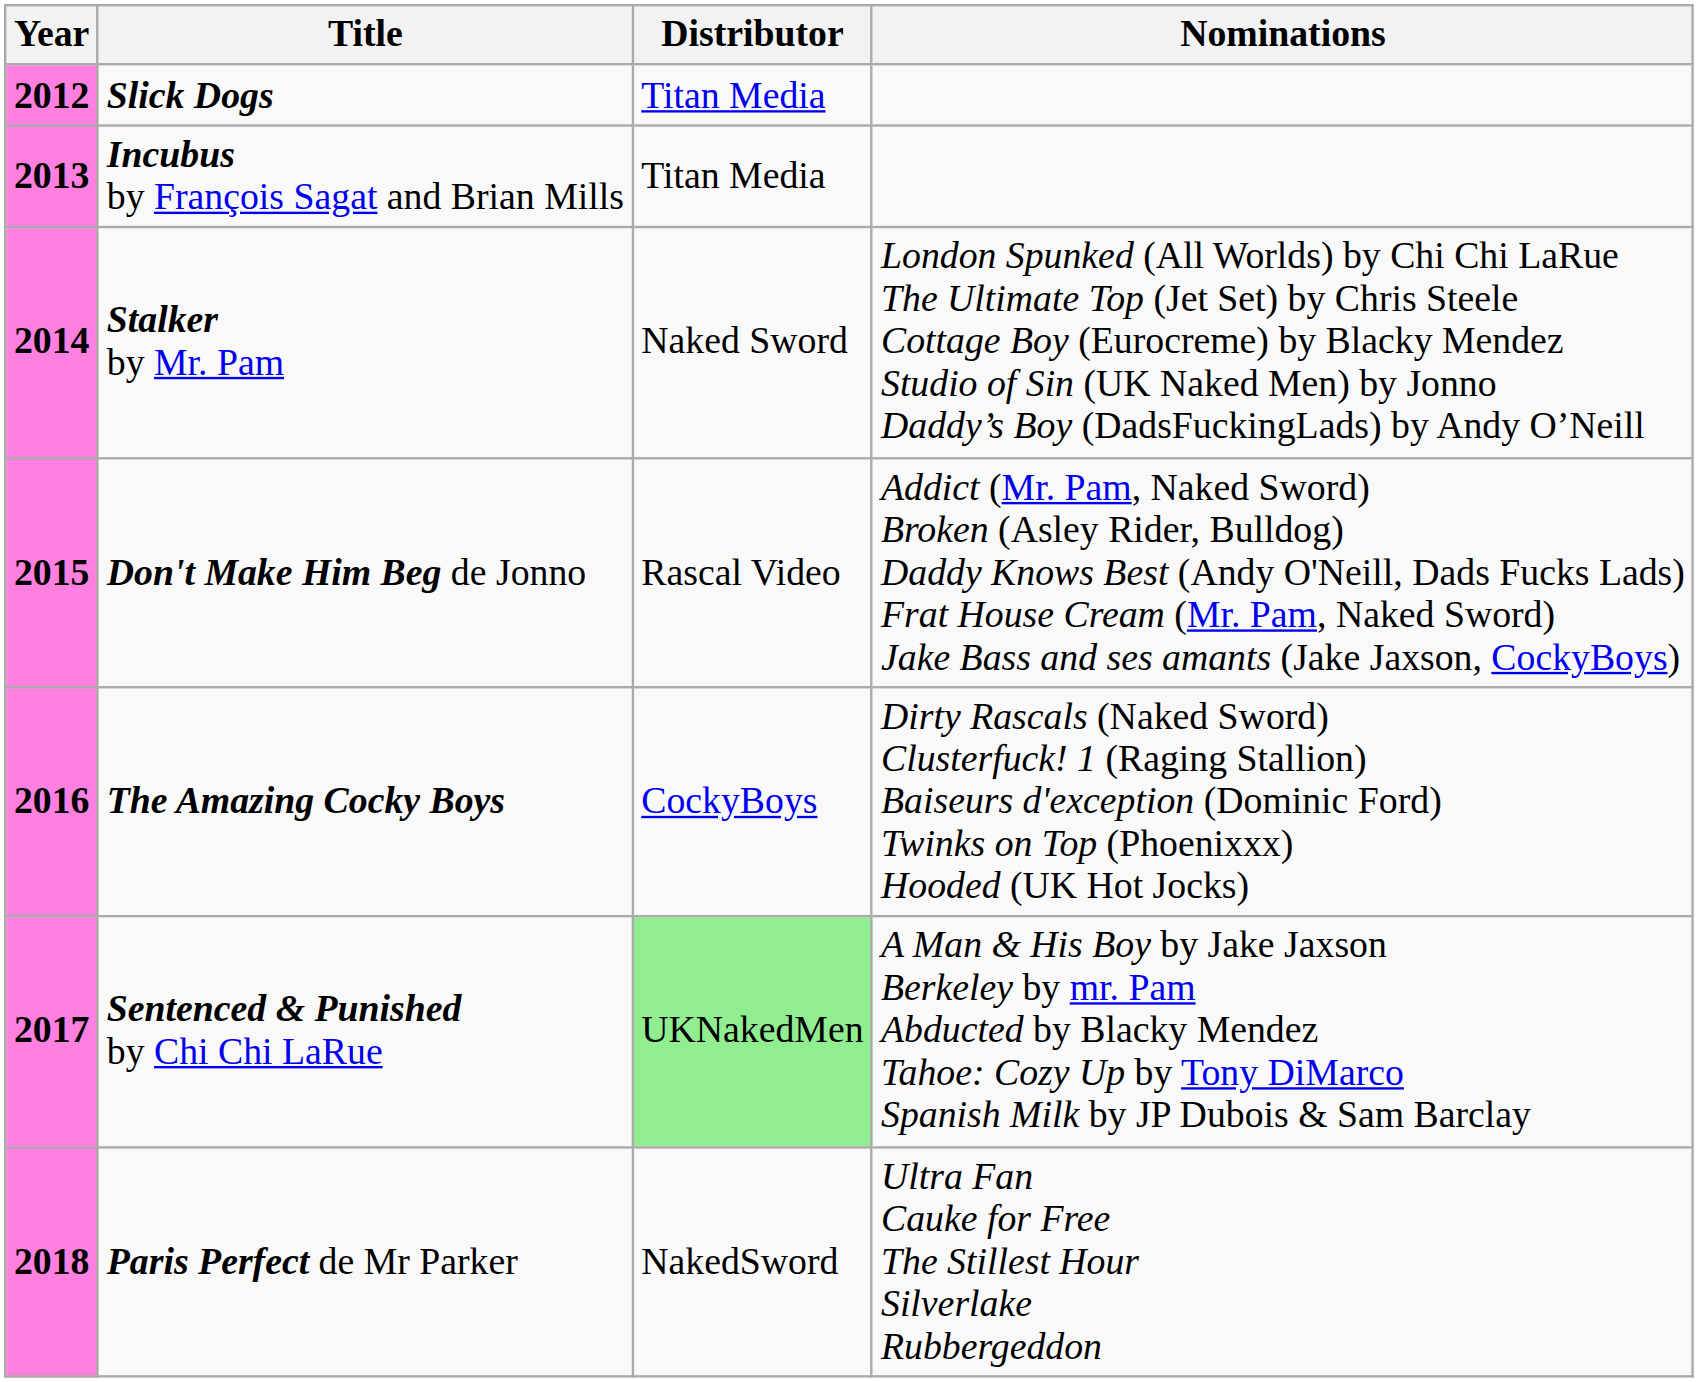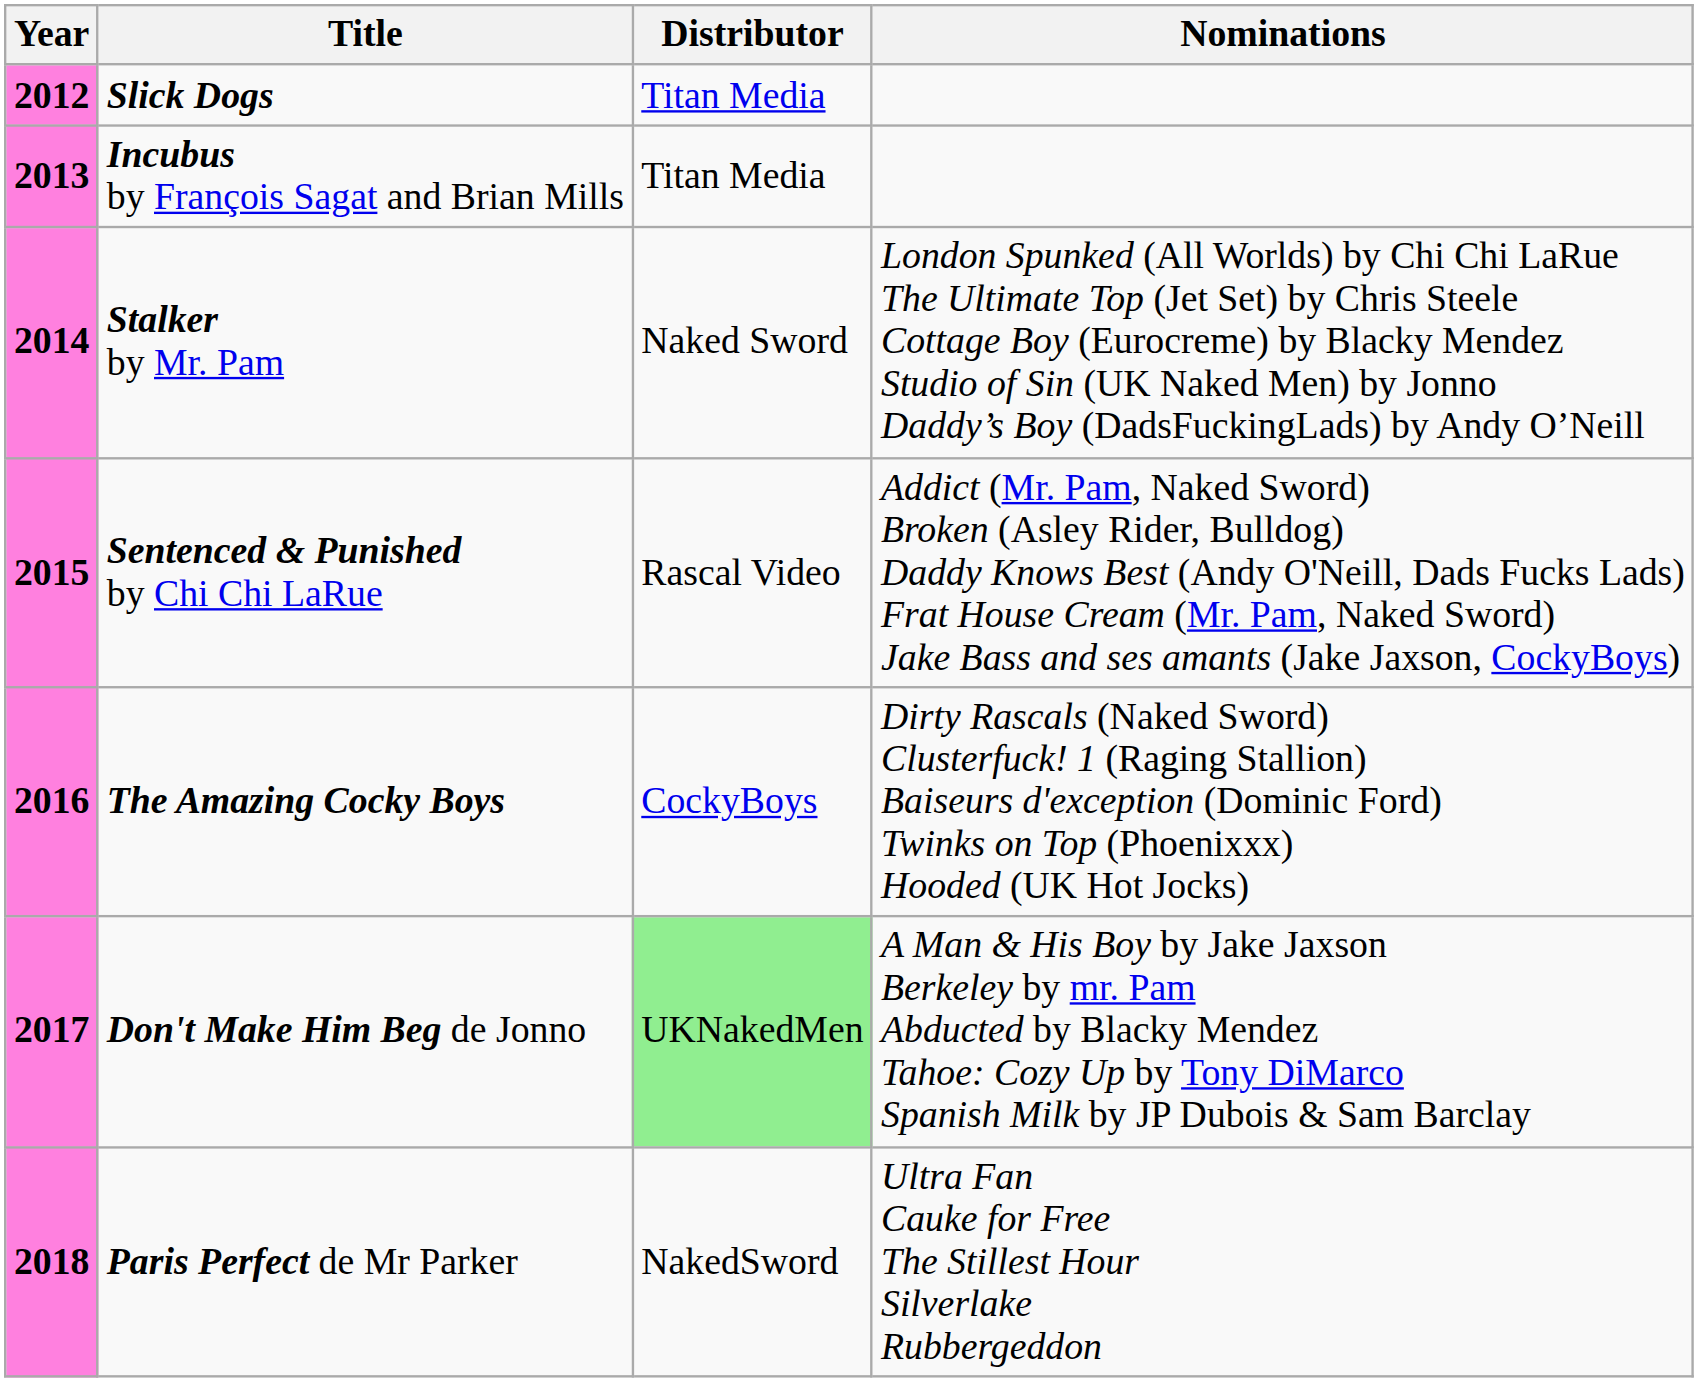(346, 571) Don't Make Him Beg de Jonno -> (284, 571) Sentenced & Punished by Chi Chi LaRue
(284, 1030) Sentenced & Punished by Chi Chi LaRue -> (346, 1030) Don't Make Him Beg de Jonno
